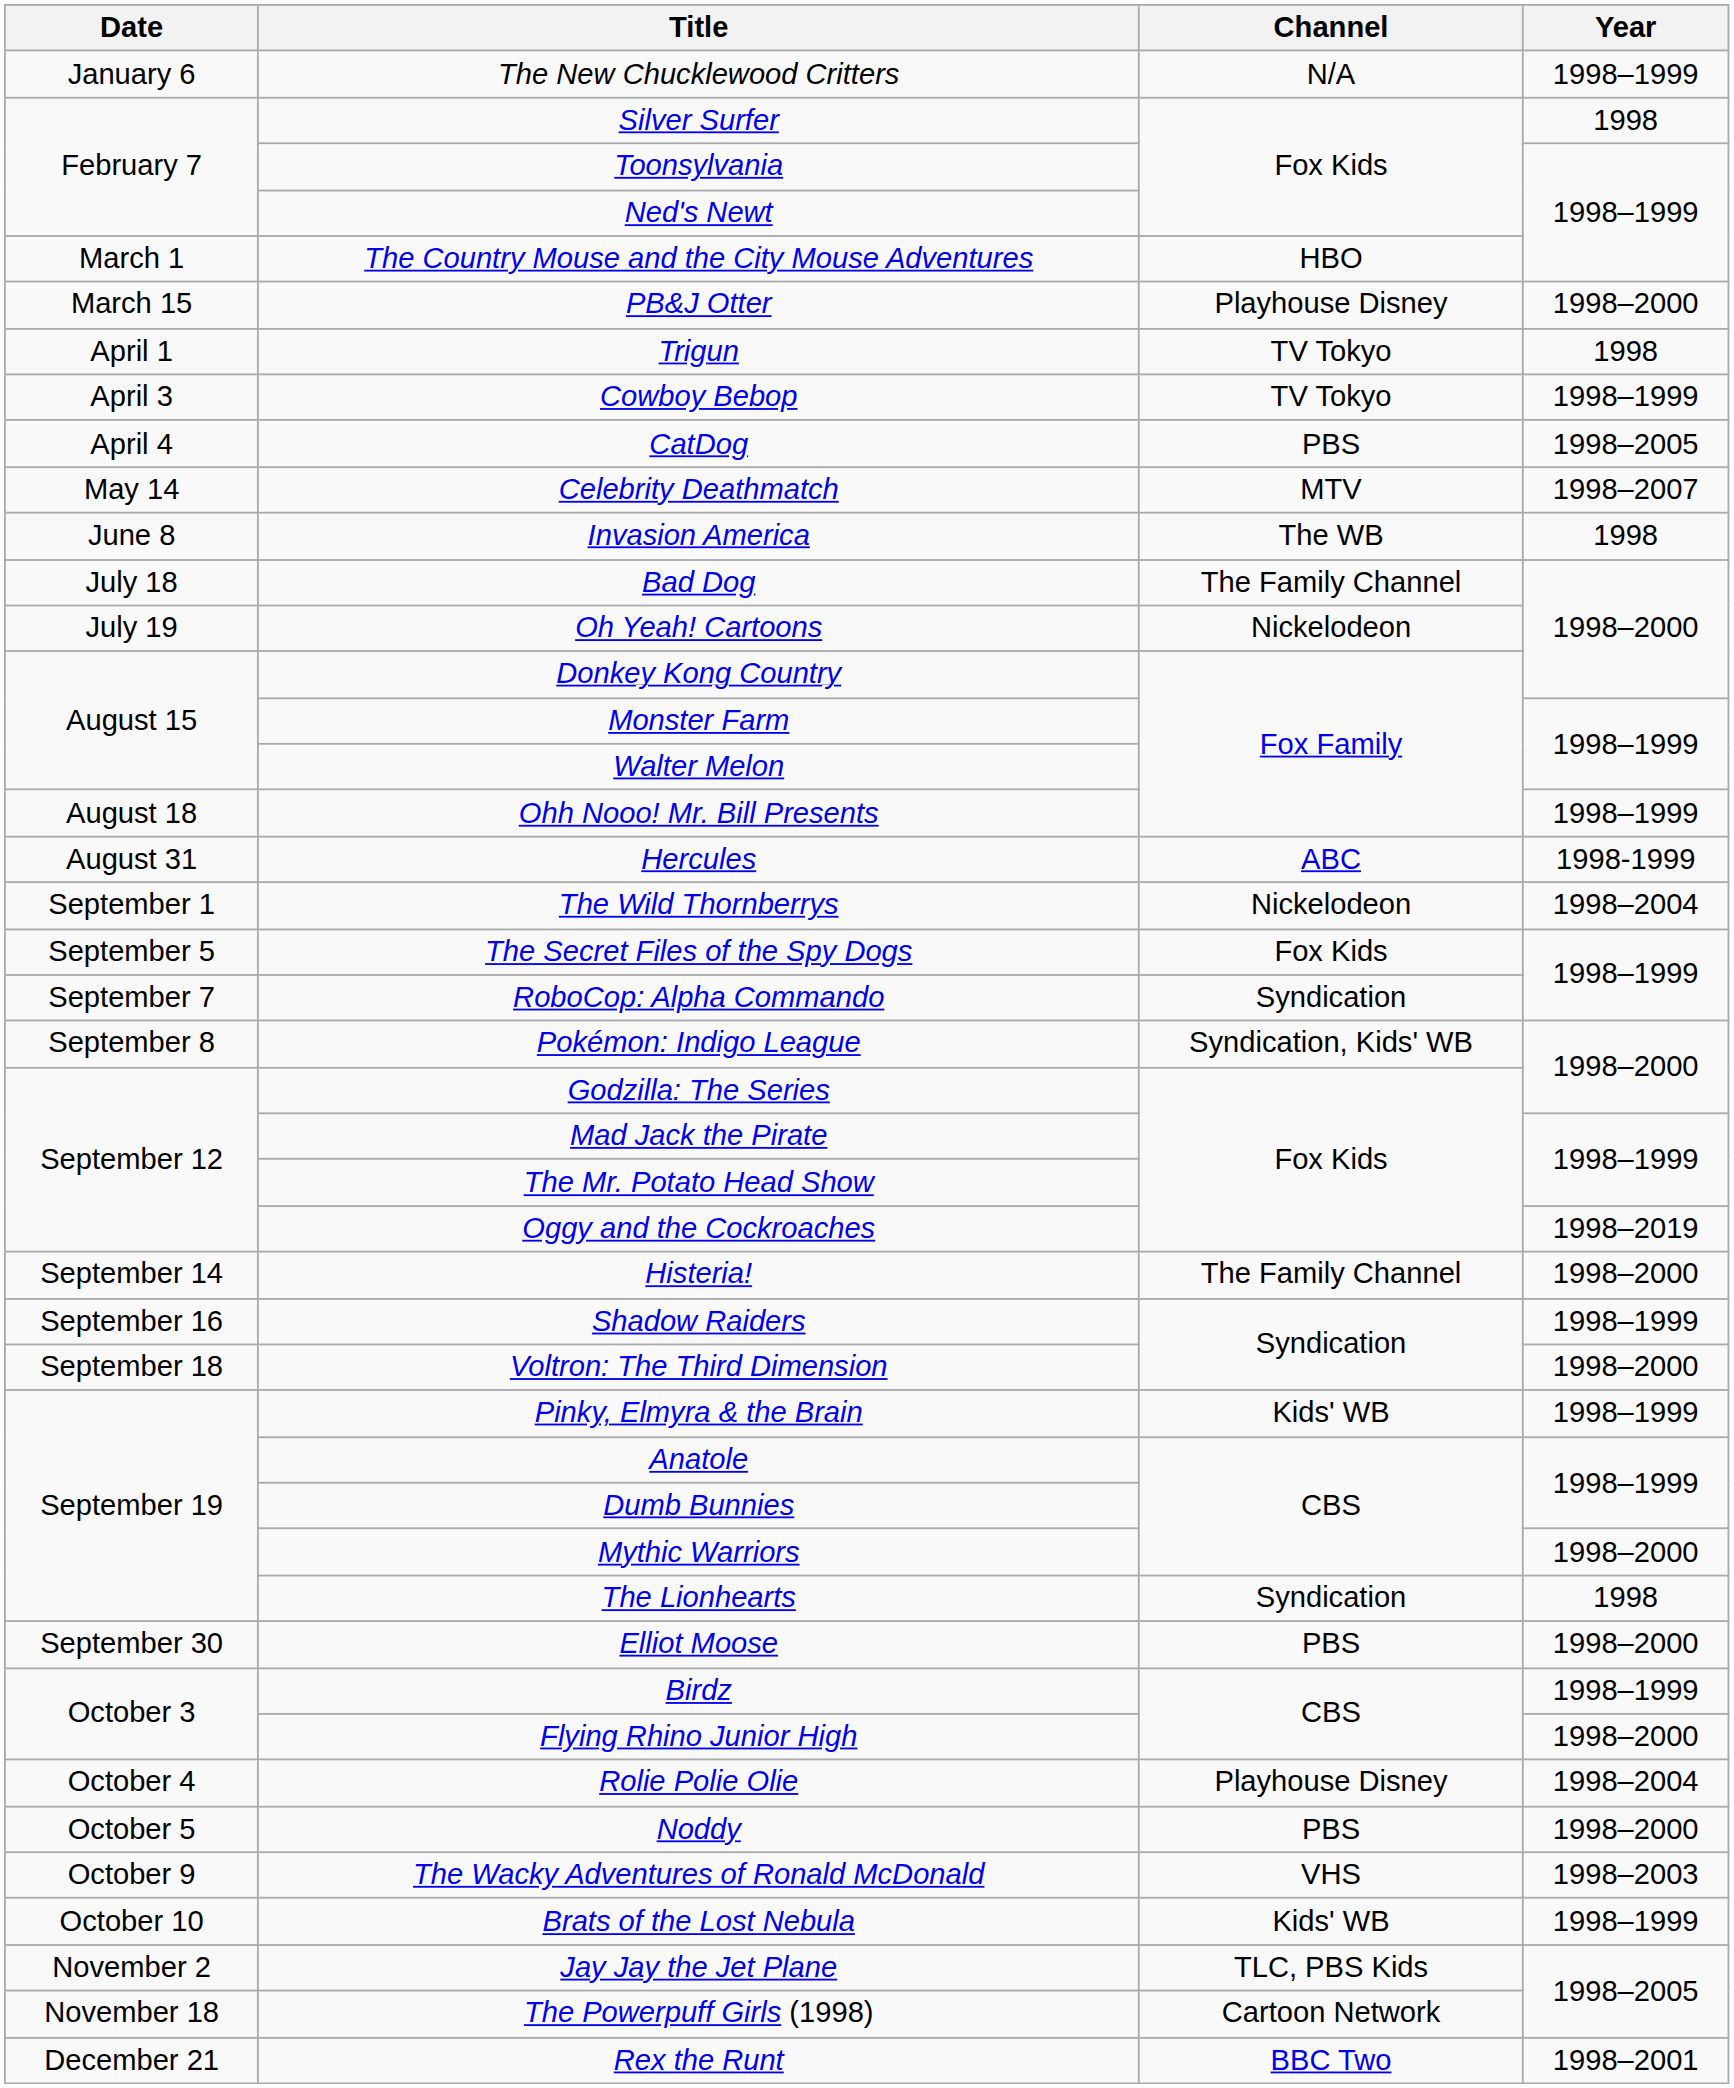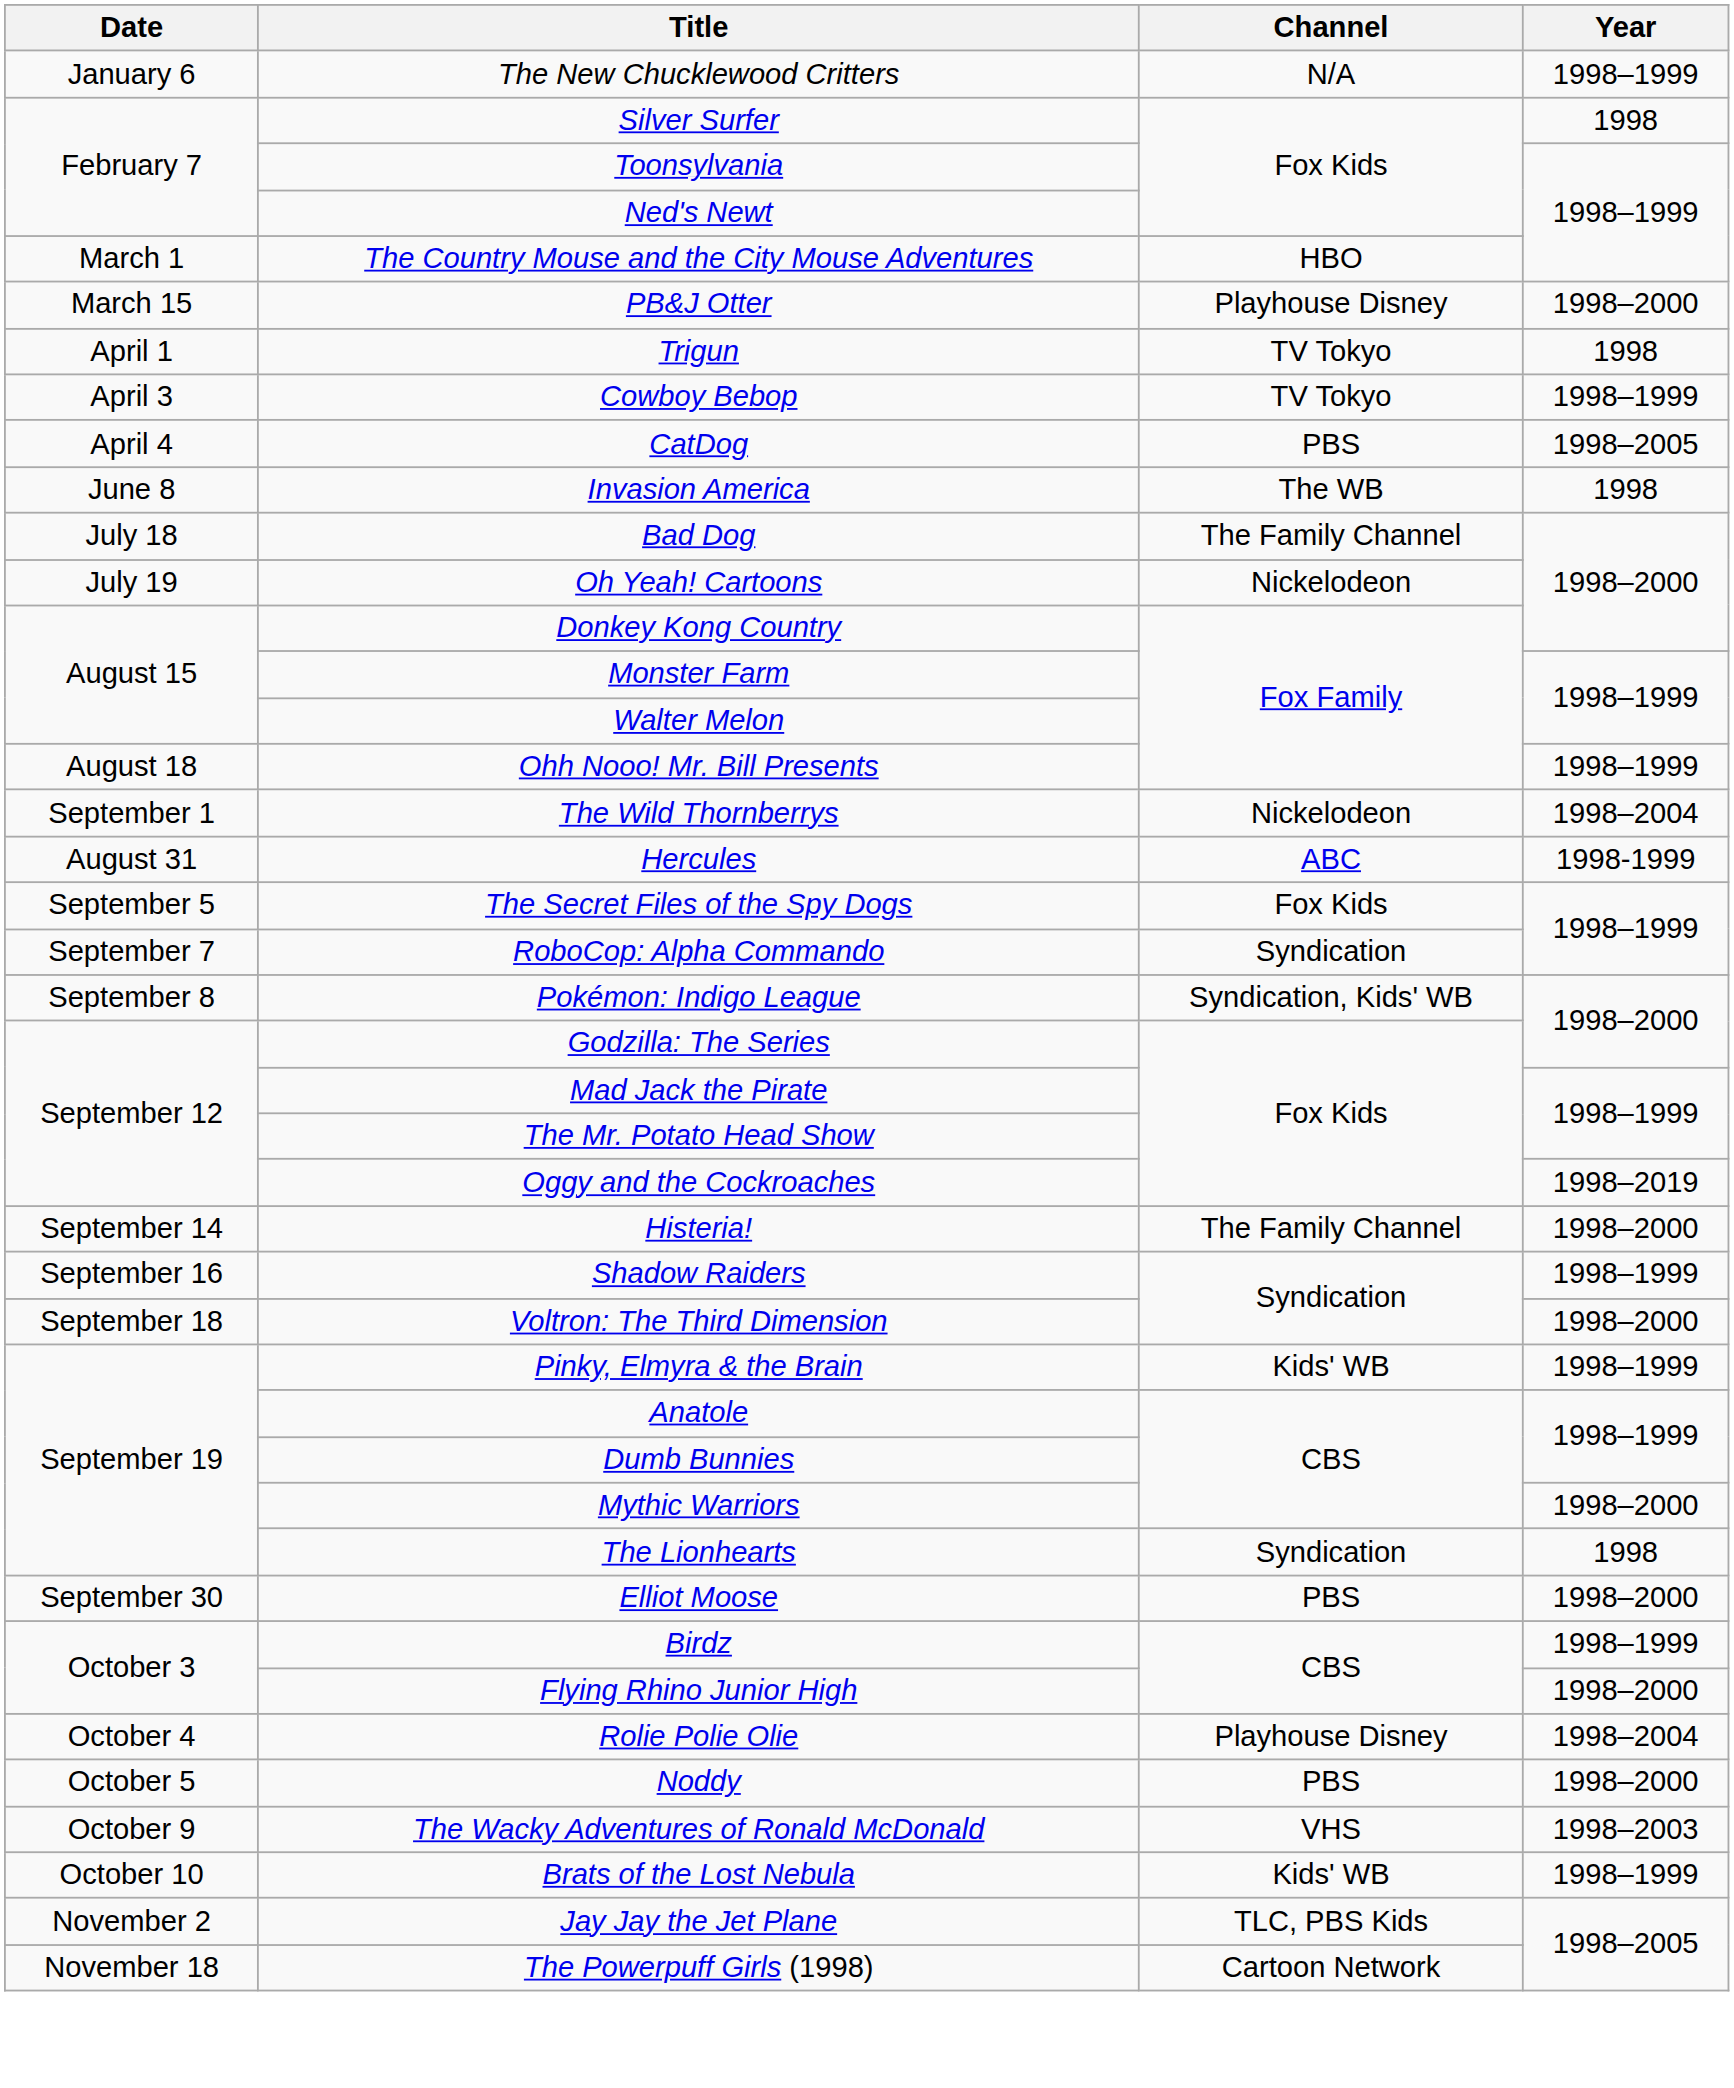- row: (699, 489)
rows swapped: (699, 858) <-> (699, 905)
- row: (699, 2059)
